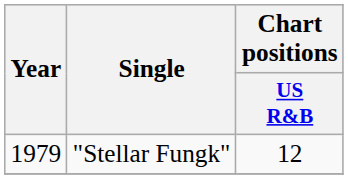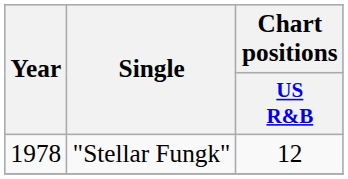(36, 153) 1979 -> (36, 153) 1978
